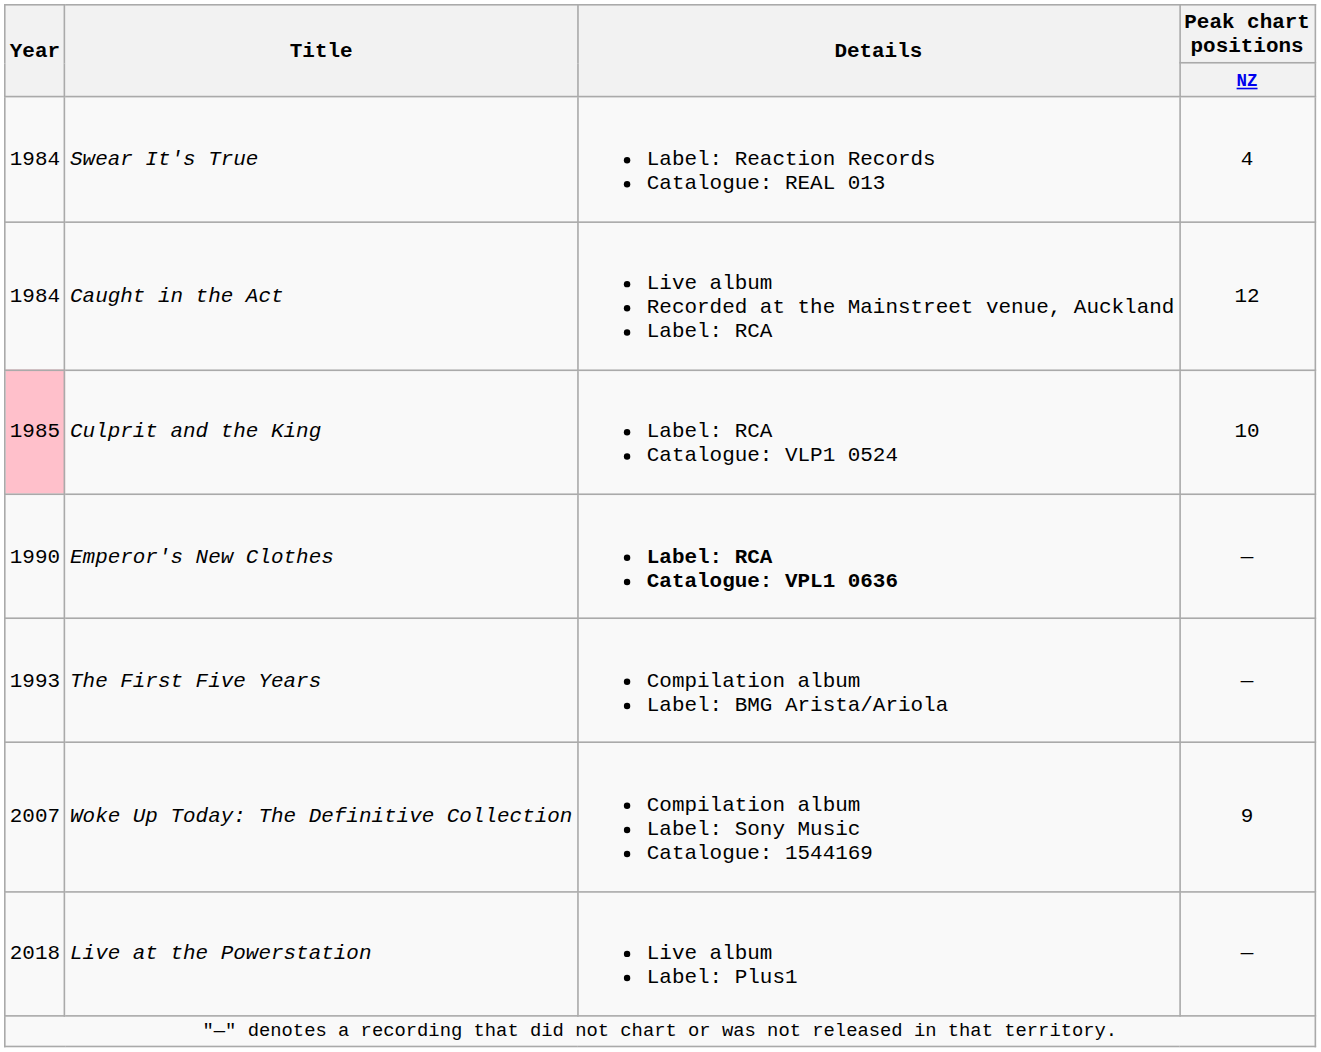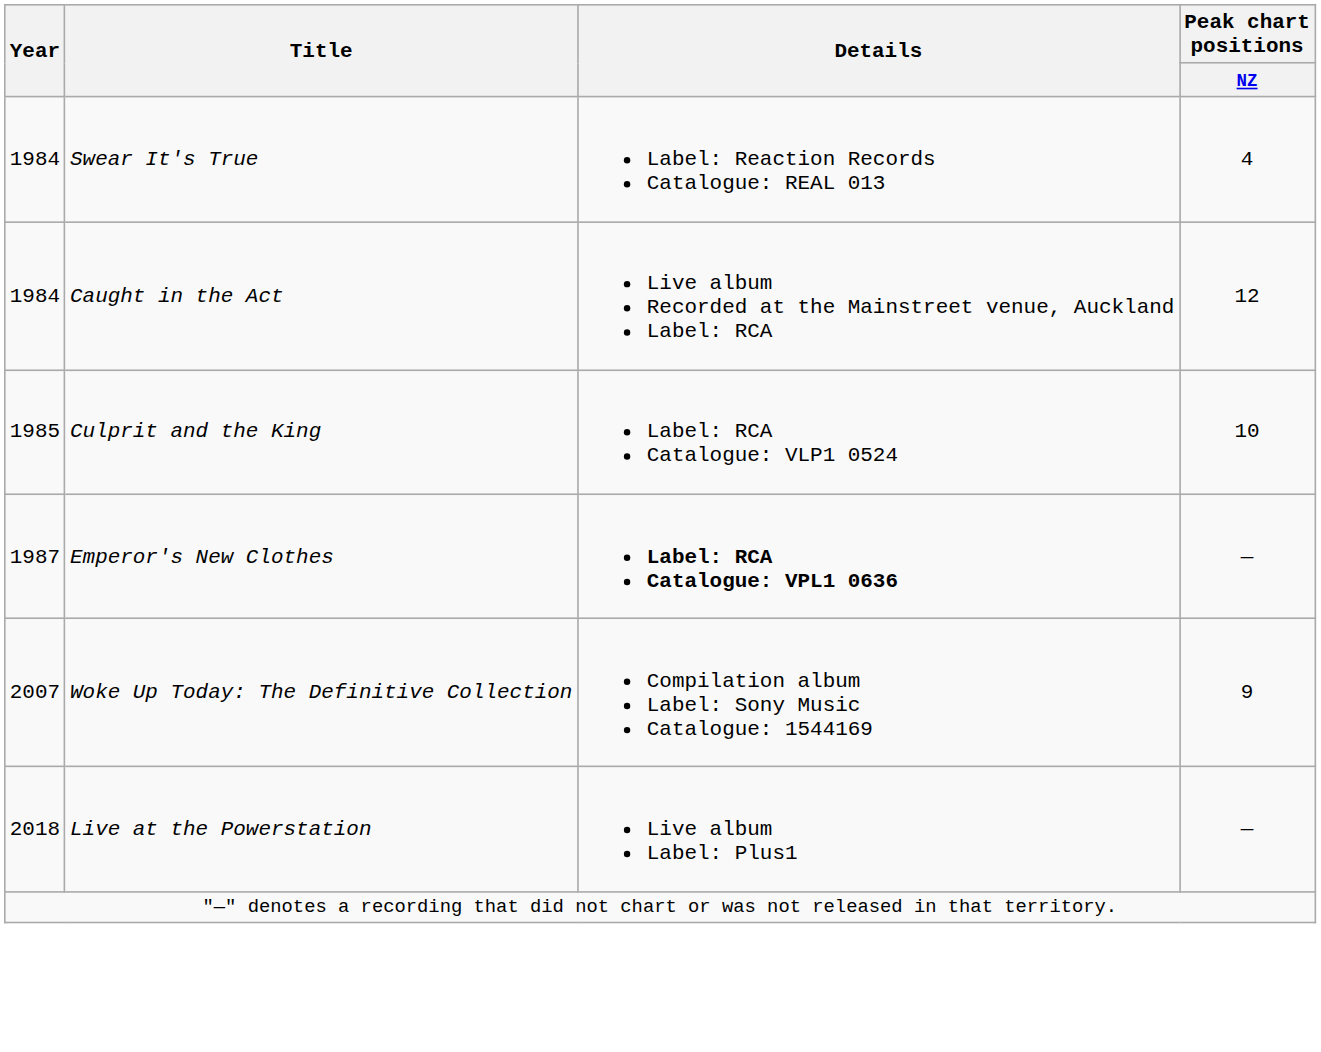(35, 432) pink background -> (35, 432) no background
(35, 556) 1990 -> (35, 556) 1987
- row: (196, 681)
